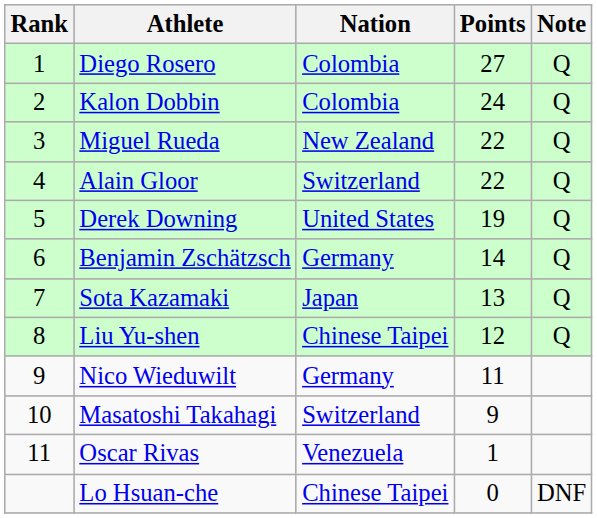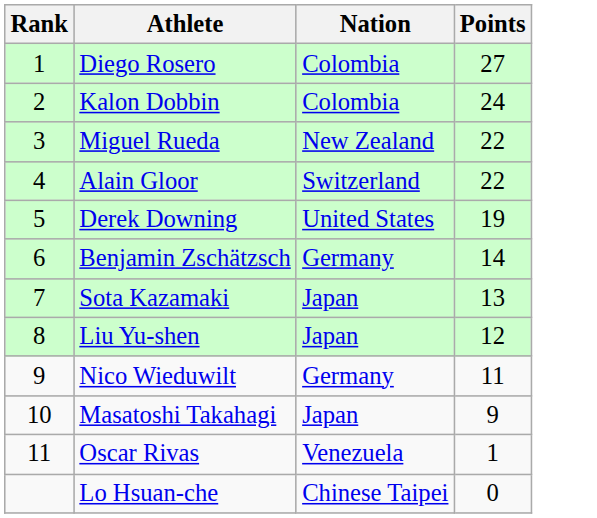- column: (562, 24)
(375, 336) Chinese Taipei -> (330, 336) Japan
(361, 414) Switzerland -> (330, 414) Japan
